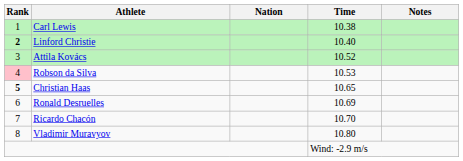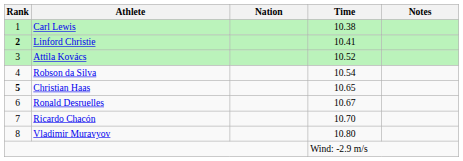(345, 42) 10.40 -> (345, 42) 10.41
(18, 73) pink background -> (18, 73) no background
(345, 73) 10.53 -> (345, 73) 10.54
(345, 103) 10.69 -> (345, 103) 10.67
